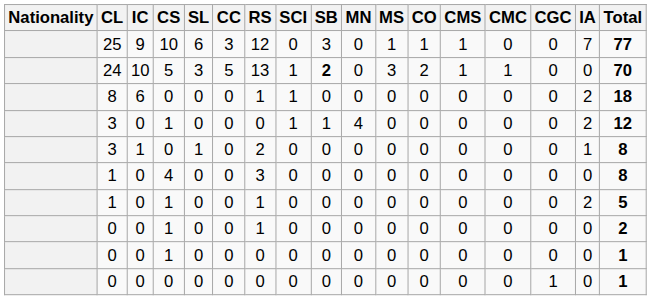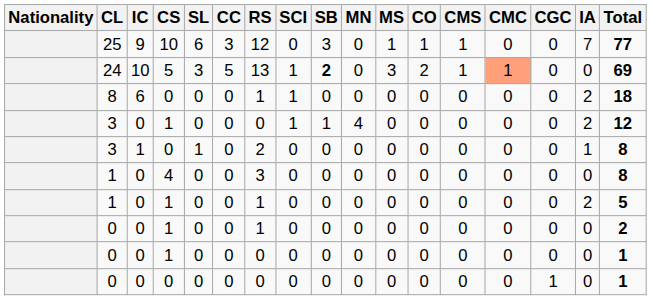(508, 70) no background -> (508, 70) lightsalmon background
(623, 70) 70 -> (623, 70) 69
